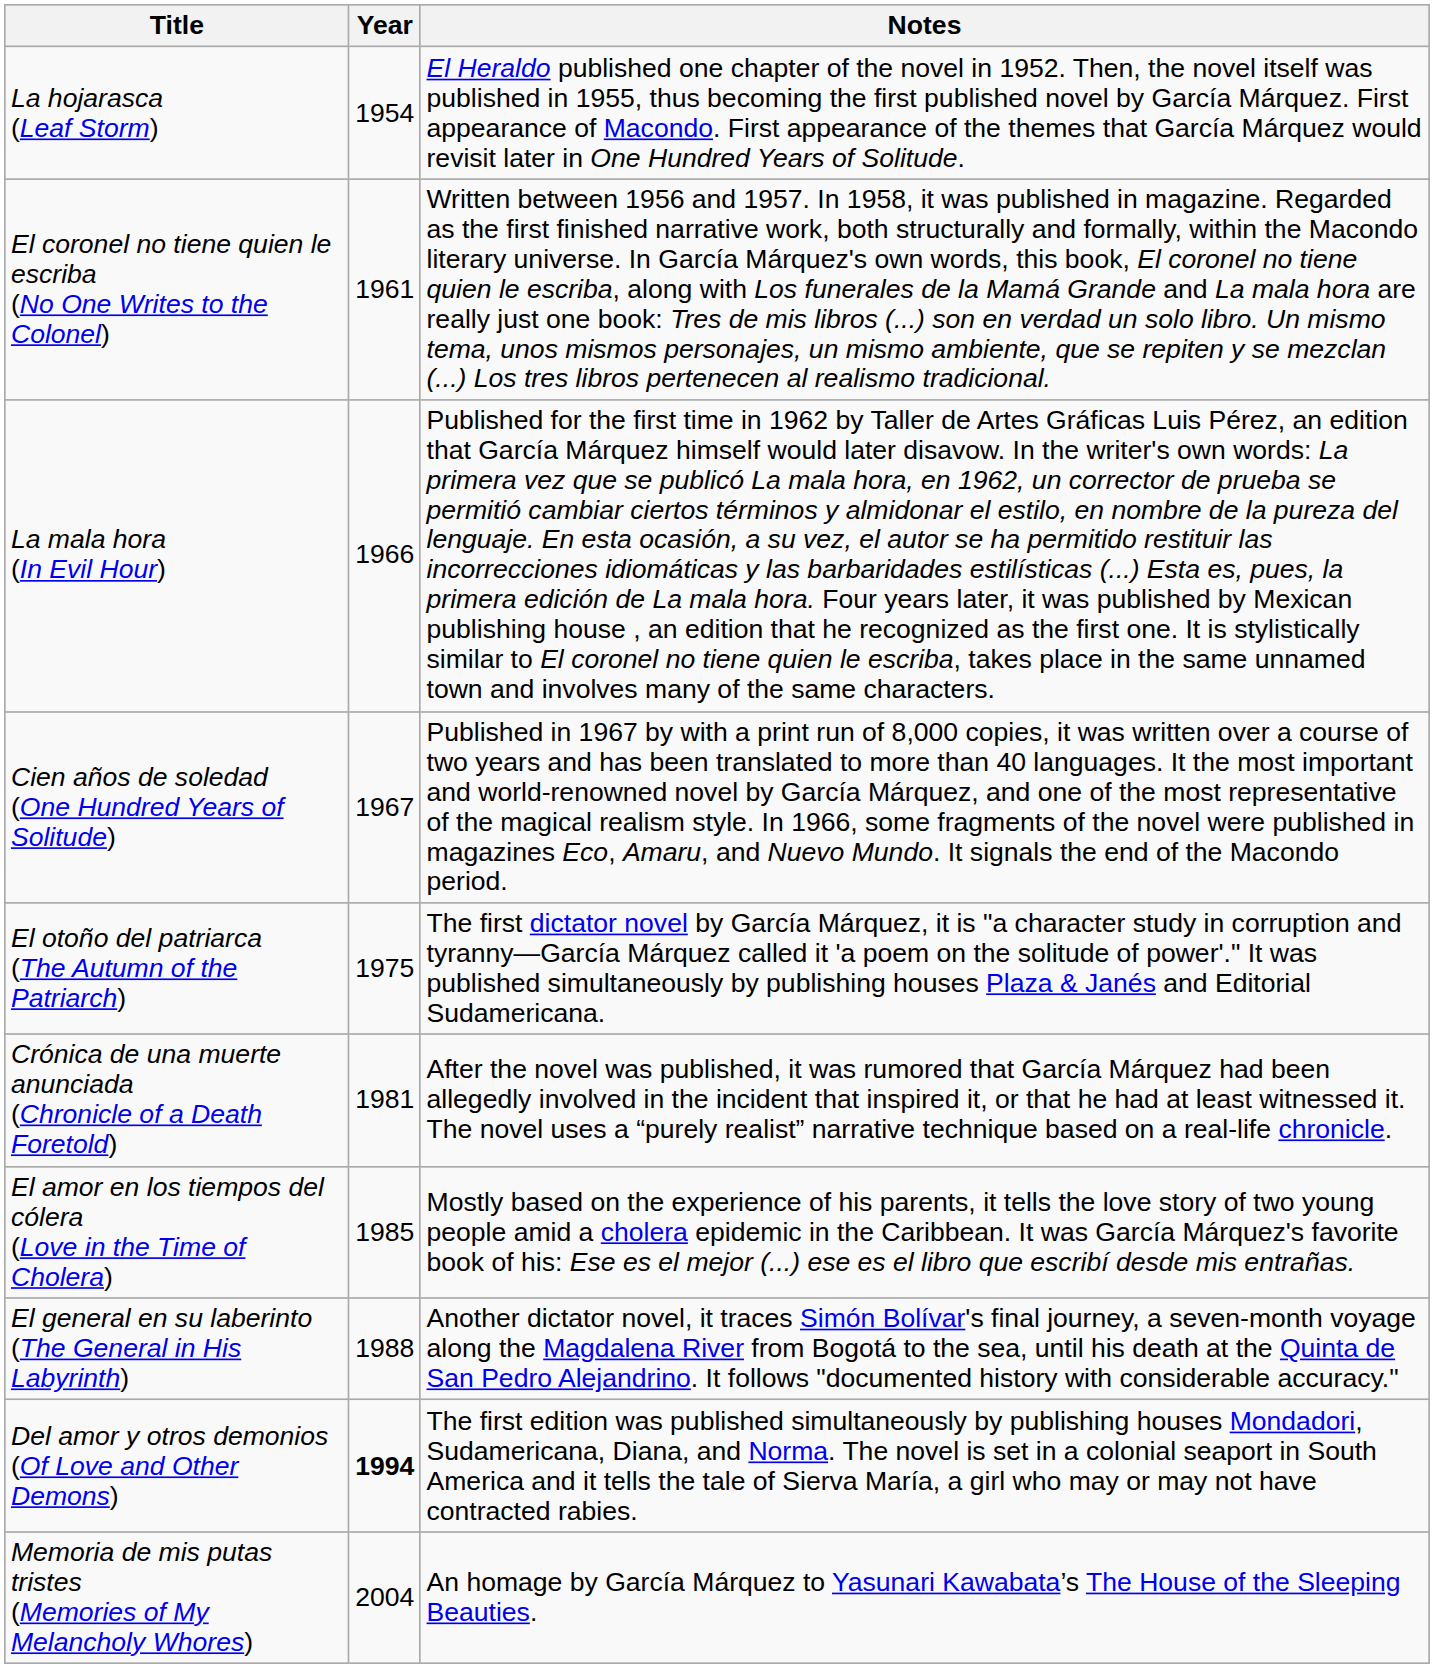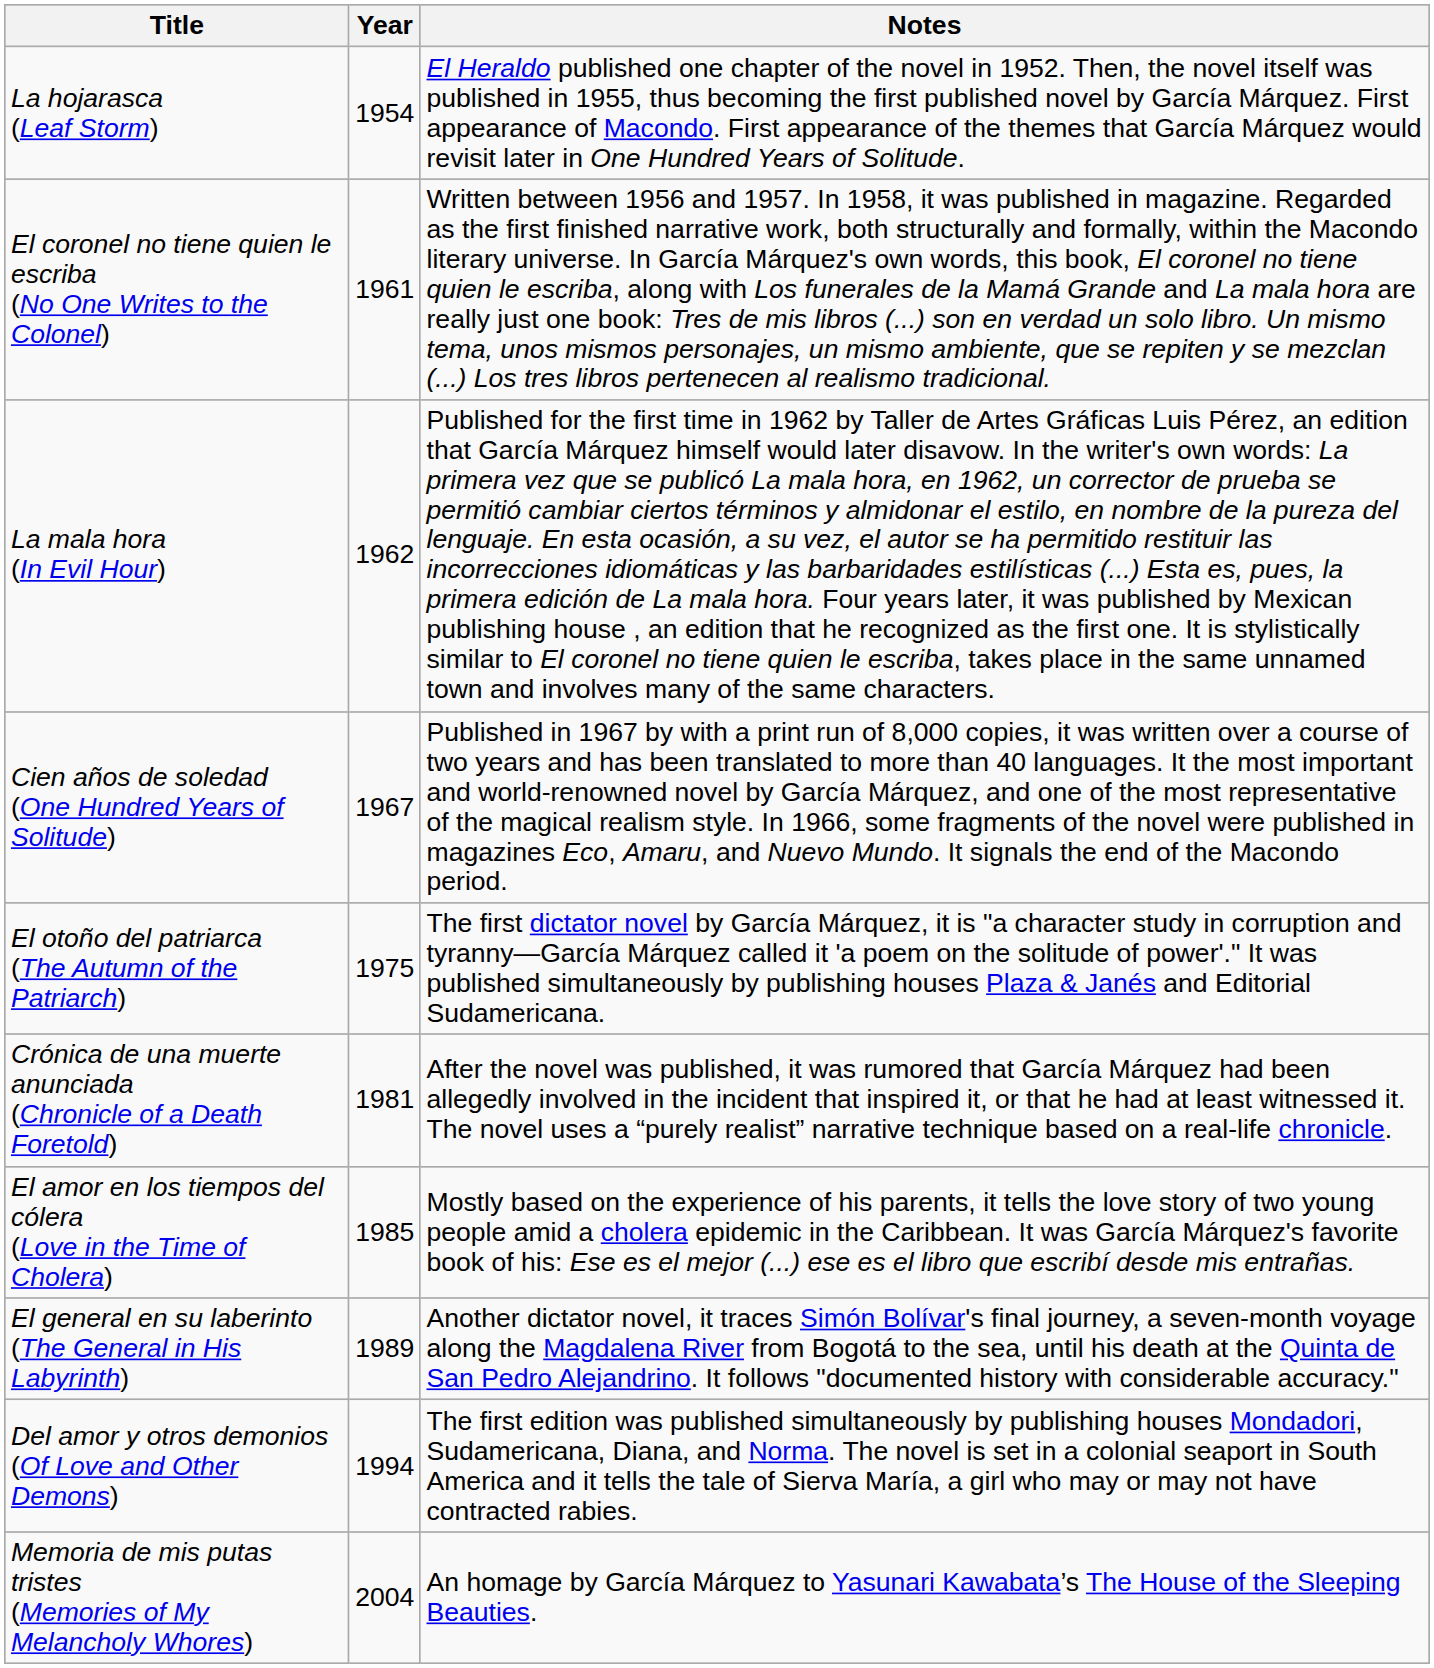(385, 555) 1966 -> (385, 555) 1962
(385, 1348) 1988 -> (385, 1348) 1989
(385, 1465) bold -> (385, 1465) normal
